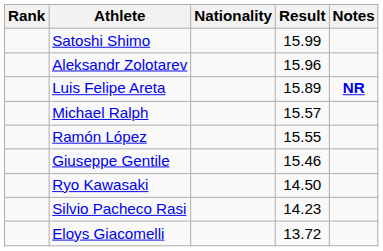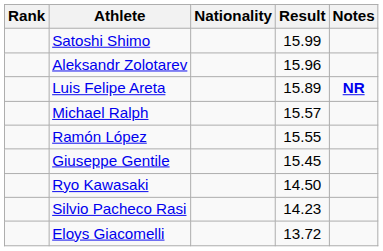(302, 161) 15.46 -> (302, 161) 15.45
